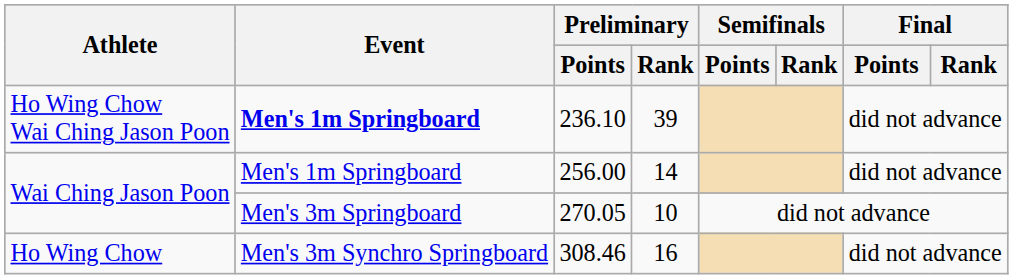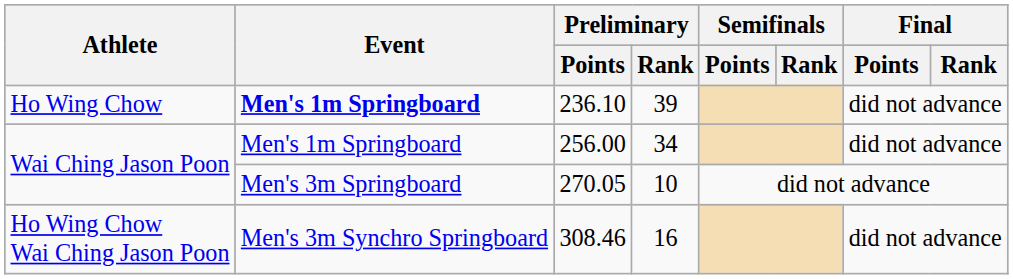(120, 118) Ho Wing Chow Wai Ching Jason Poon -> (86, 104) Ho Wing Chow
(665, 173) 14 -> (665, 144) 34
(86, 252) Ho Wing Chow -> (120, 238) Ho Wing Chow Wai Ching Jason Poon
